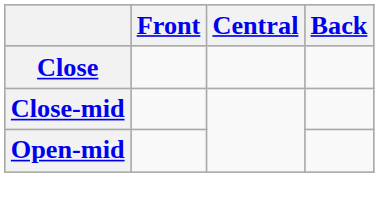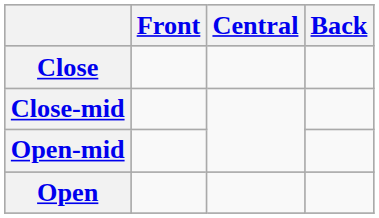+ row: (68, 191)
